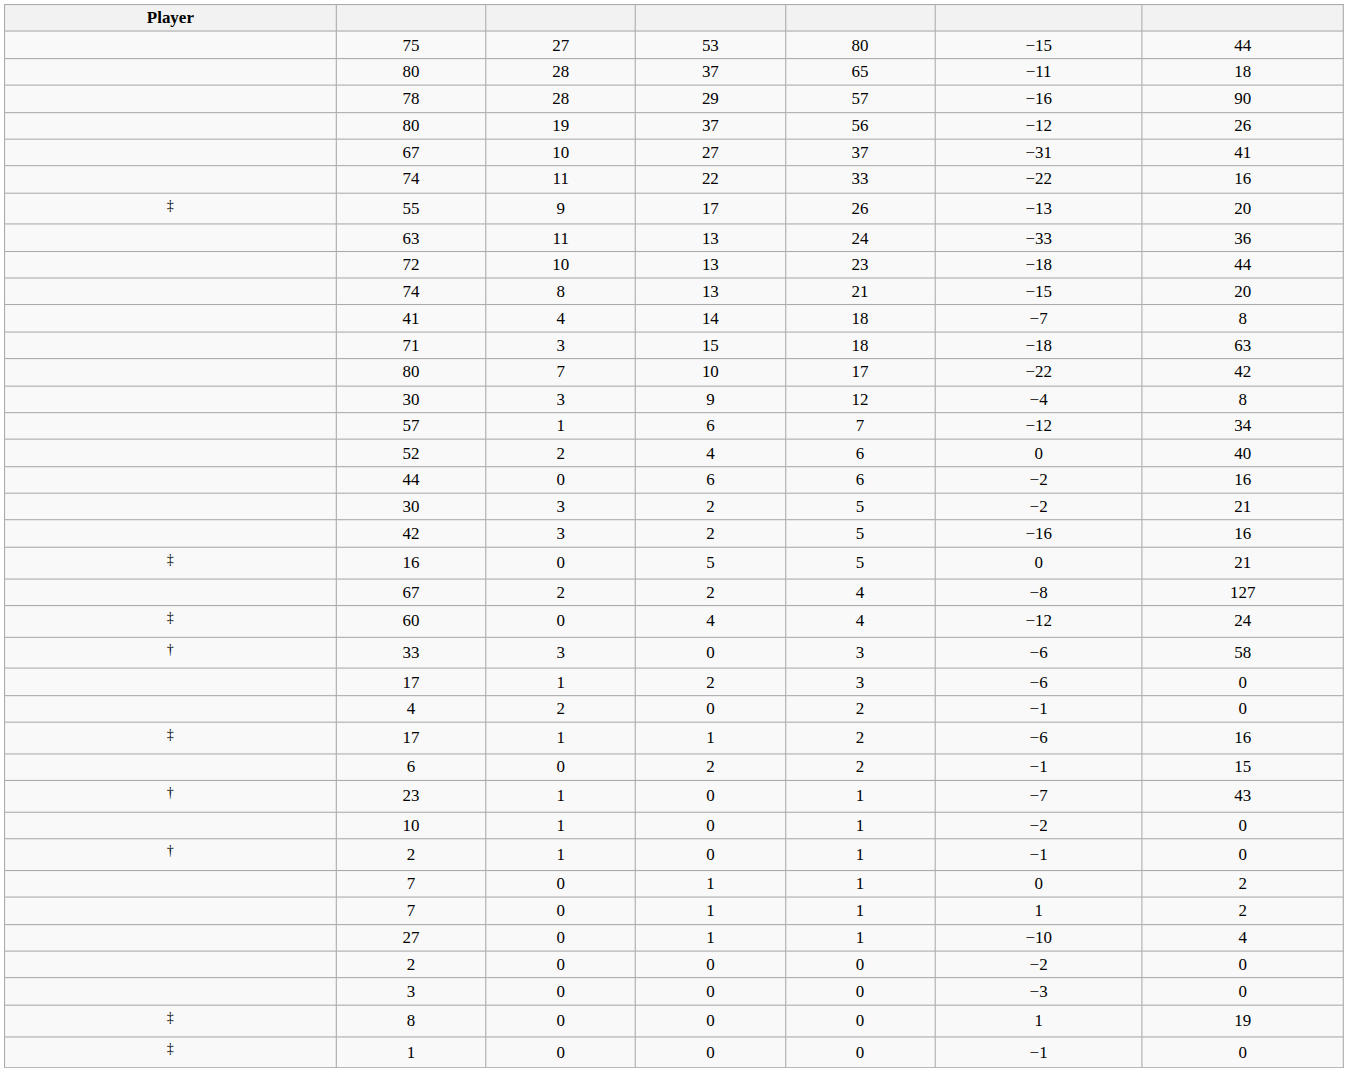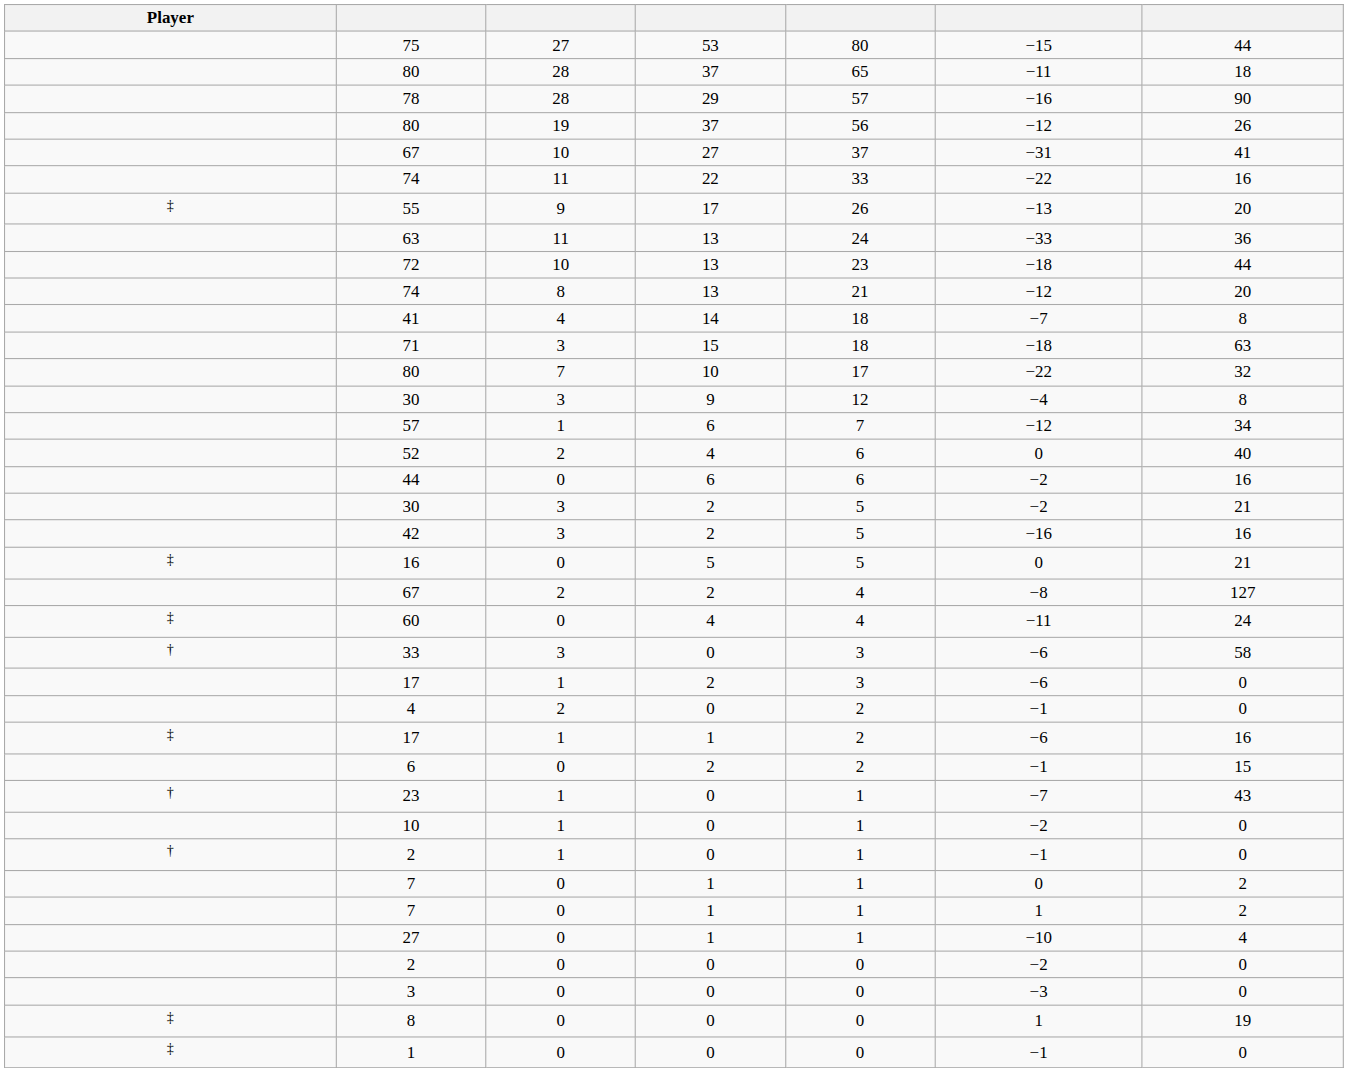(1039, 291) −15 -> (1039, 291) −12
(1243, 372) 42 -> (1243, 372) 32
(1039, 621) −12 -> (1039, 621) −11
